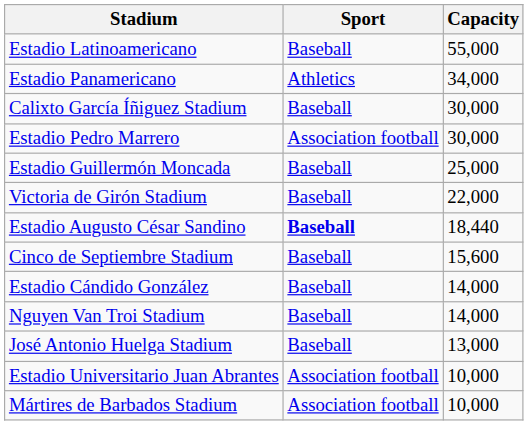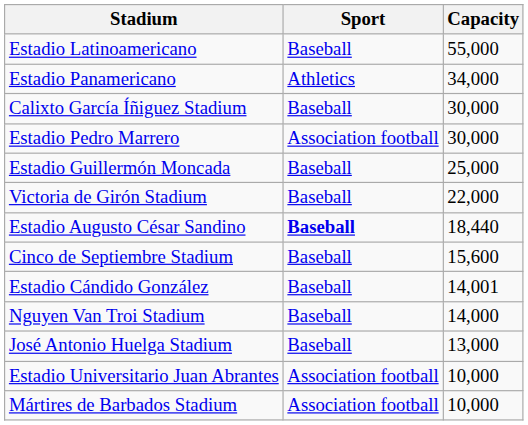(473, 286) 14,000 -> (473, 286) 14,001
